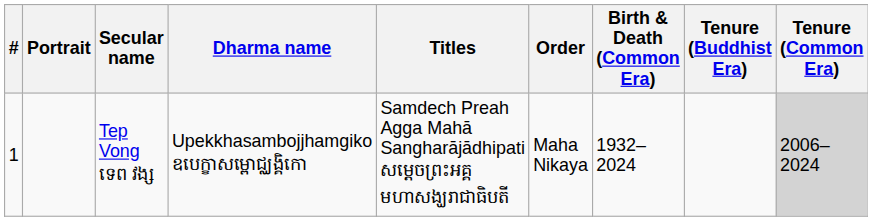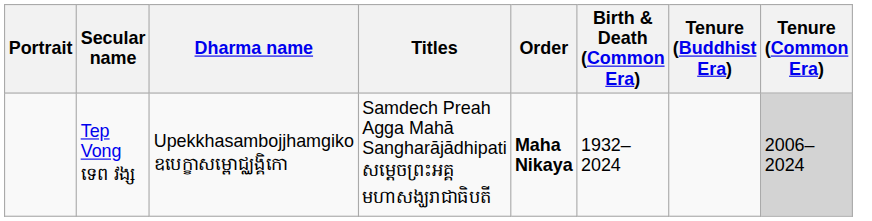- column: (14, 48)
(561, 154) normal -> (544, 154) bold
